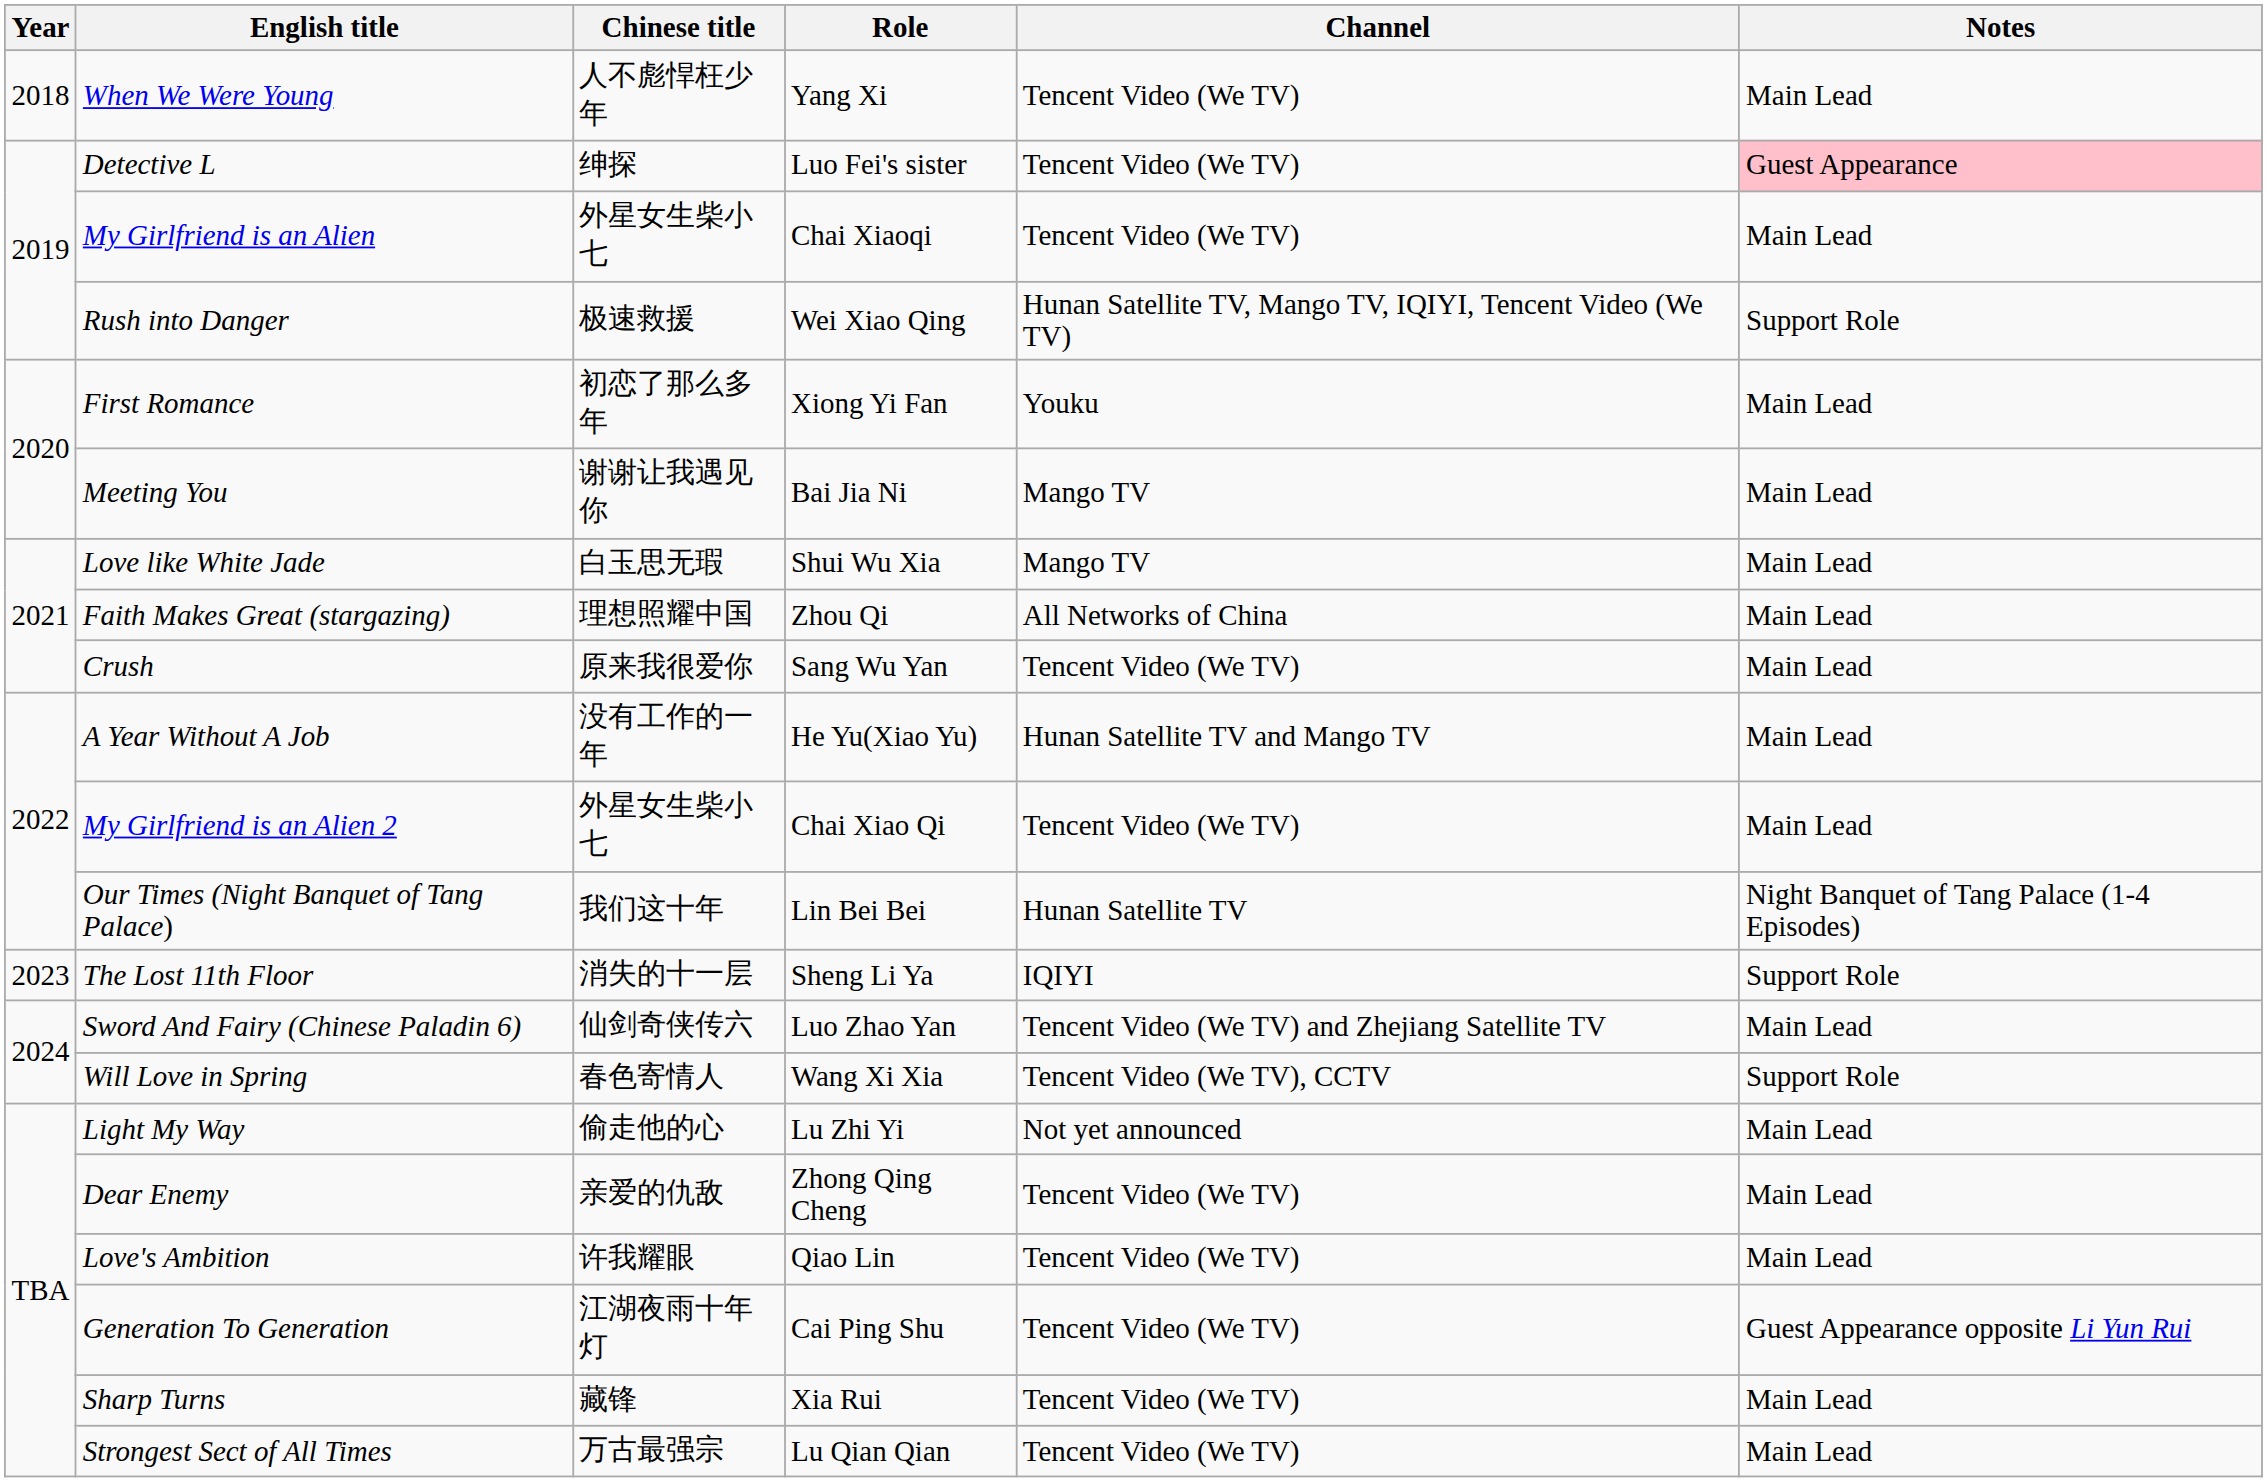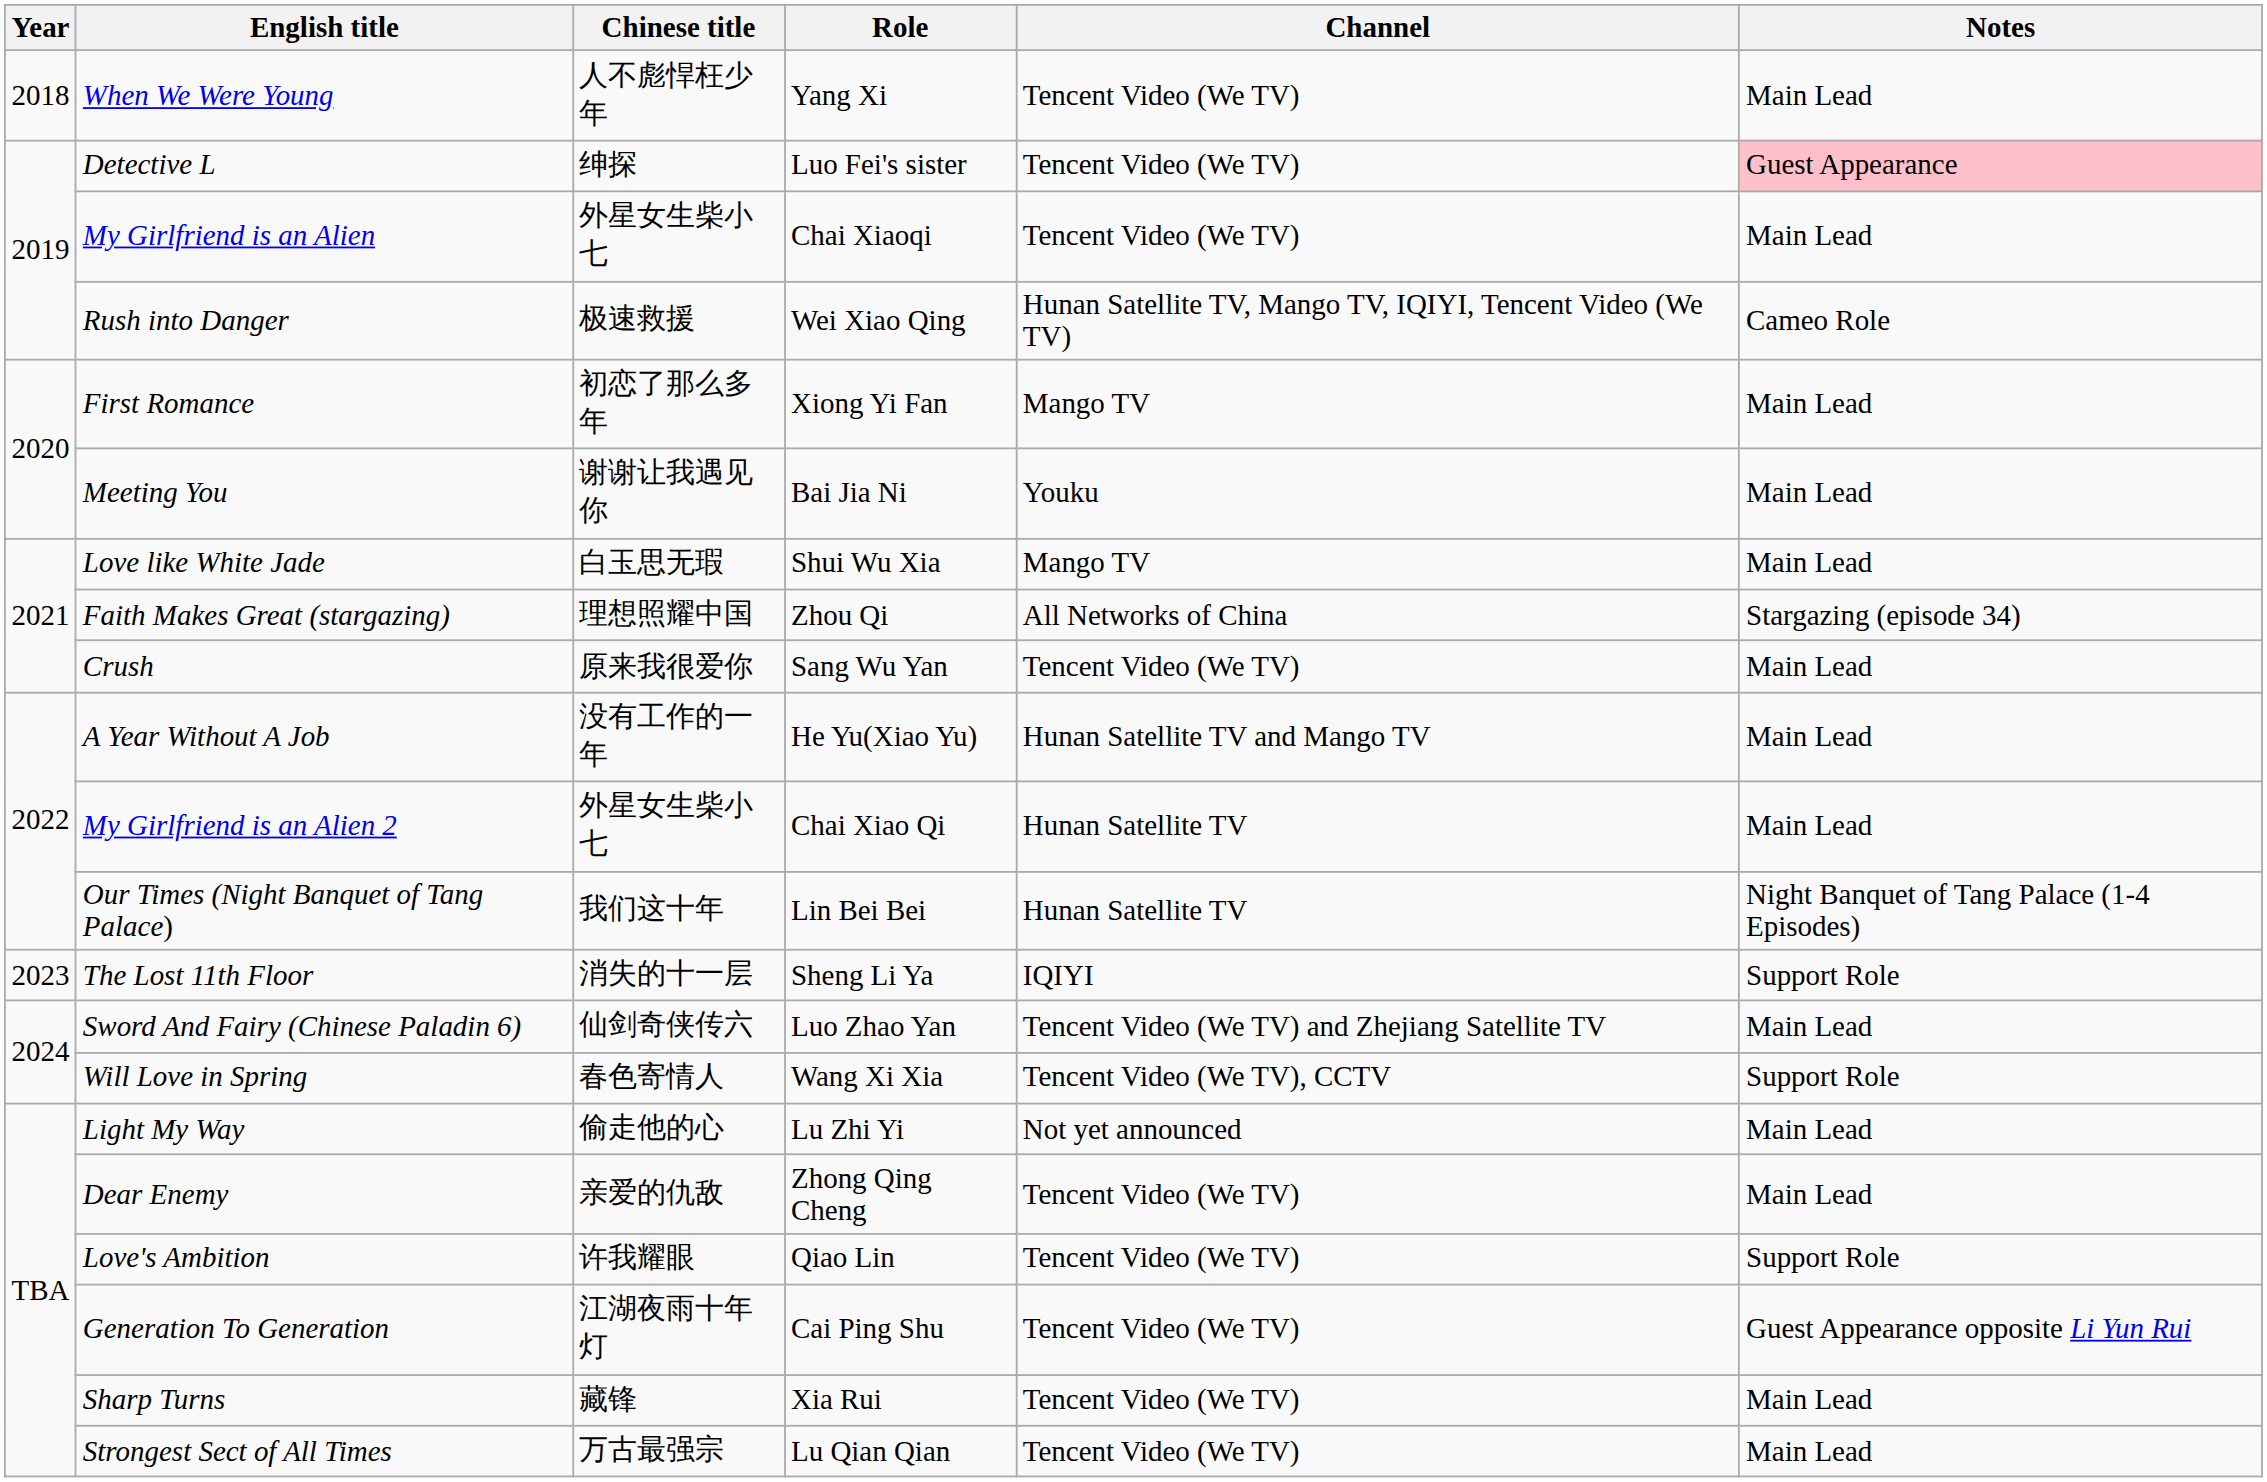(1823, 319) Support Role -> (1818, 319) Cameo Role
(1061, 403) Youku -> (1086, 403) Mango TV
(1086, 493) Mango TV -> (1061, 493) Youku
(1809, 614) Main Lead -> (1883, 614) Stargazing (episode 34)
(1161, 825) Tencent Video (We TV) -> (1135, 825) Hunan Satellite TV
(1809, 1258) Main Lead -> (1823, 1258) Support Role
